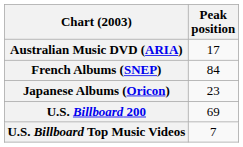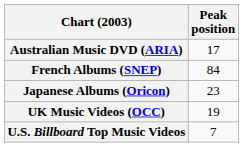+ row: (96, 111)
- row: (96, 111)
